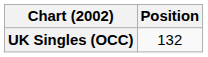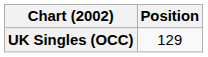(170, 39) 132 -> (170, 39) 129
